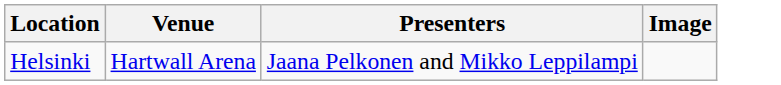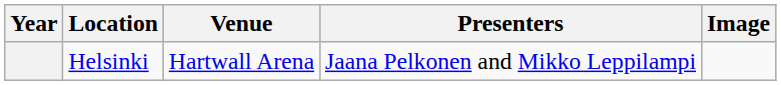+ column: (34, 23)
